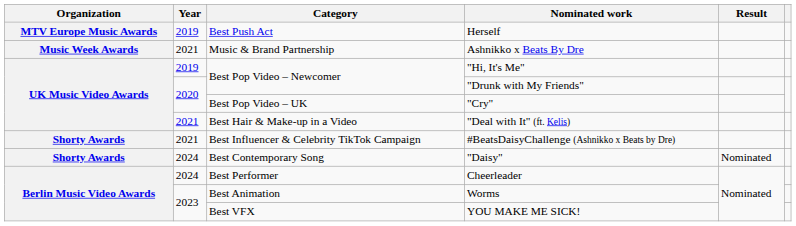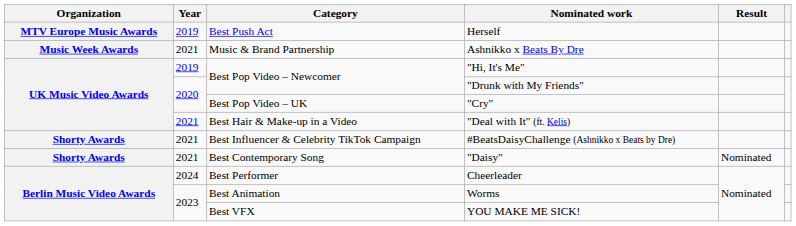(187, 157) 2024 -> (187, 157) 2021
